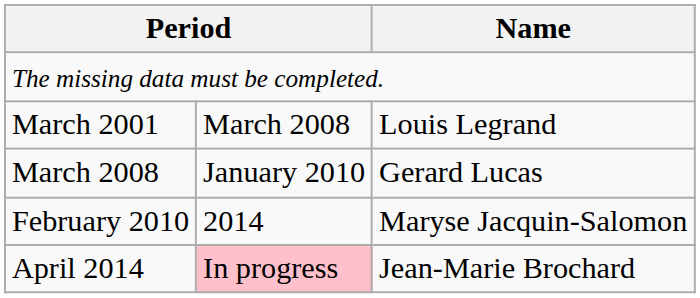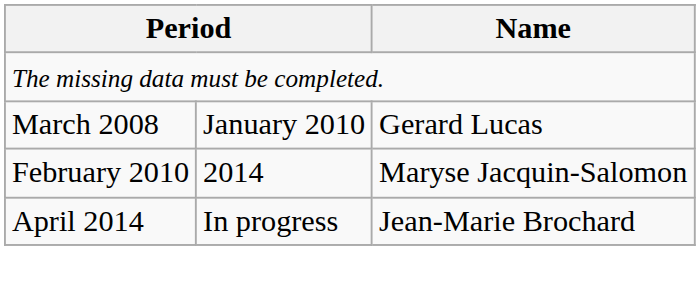- row: (85, 124)
(271, 268) pink background -> (271, 220) no background
